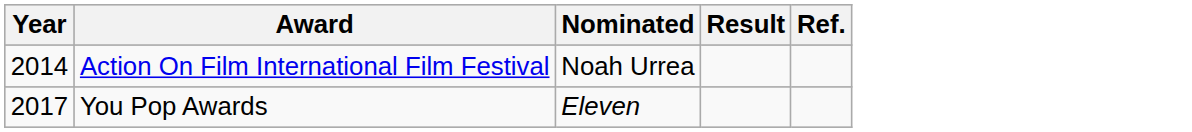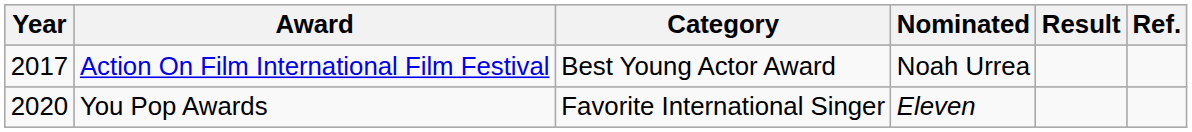+ column: (723, 24)
(39, 65) 2014 -> (39, 65) 2017
(39, 106) 2017 -> (39, 106) 2020
